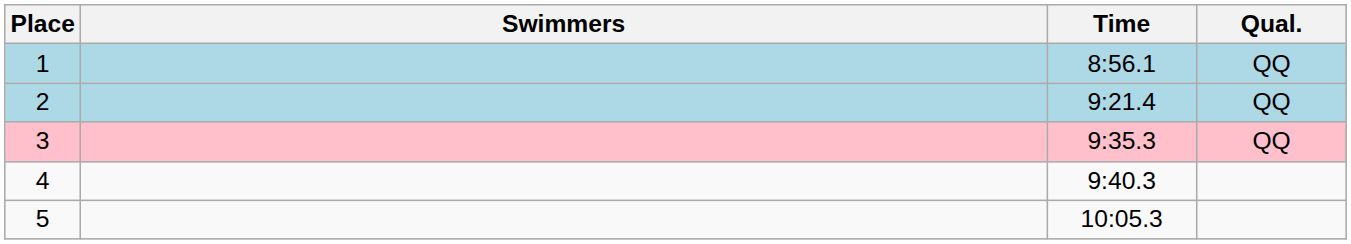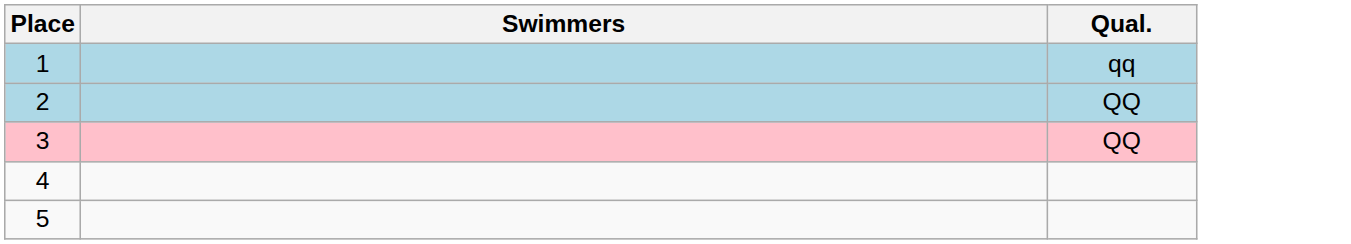- column: (1122, 24)
(1272, 63) QQ -> (1122, 63) qq
